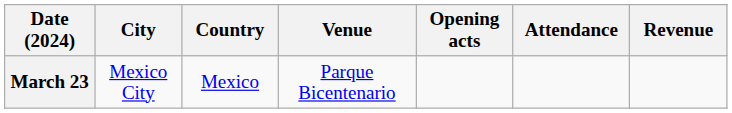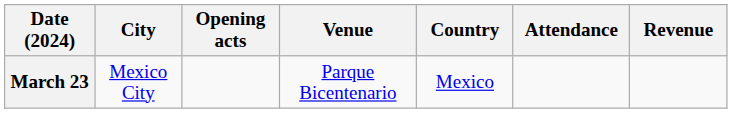columns swapped: (230, 30) <-> (464, 30)
